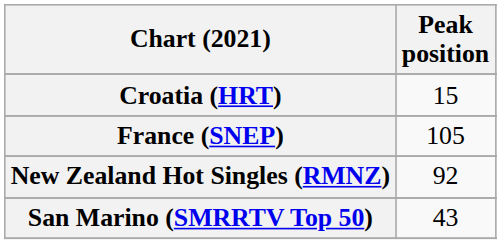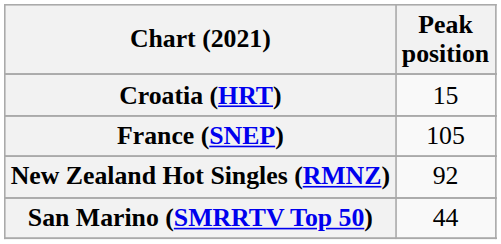(446, 217) 43 -> (446, 217) 44
